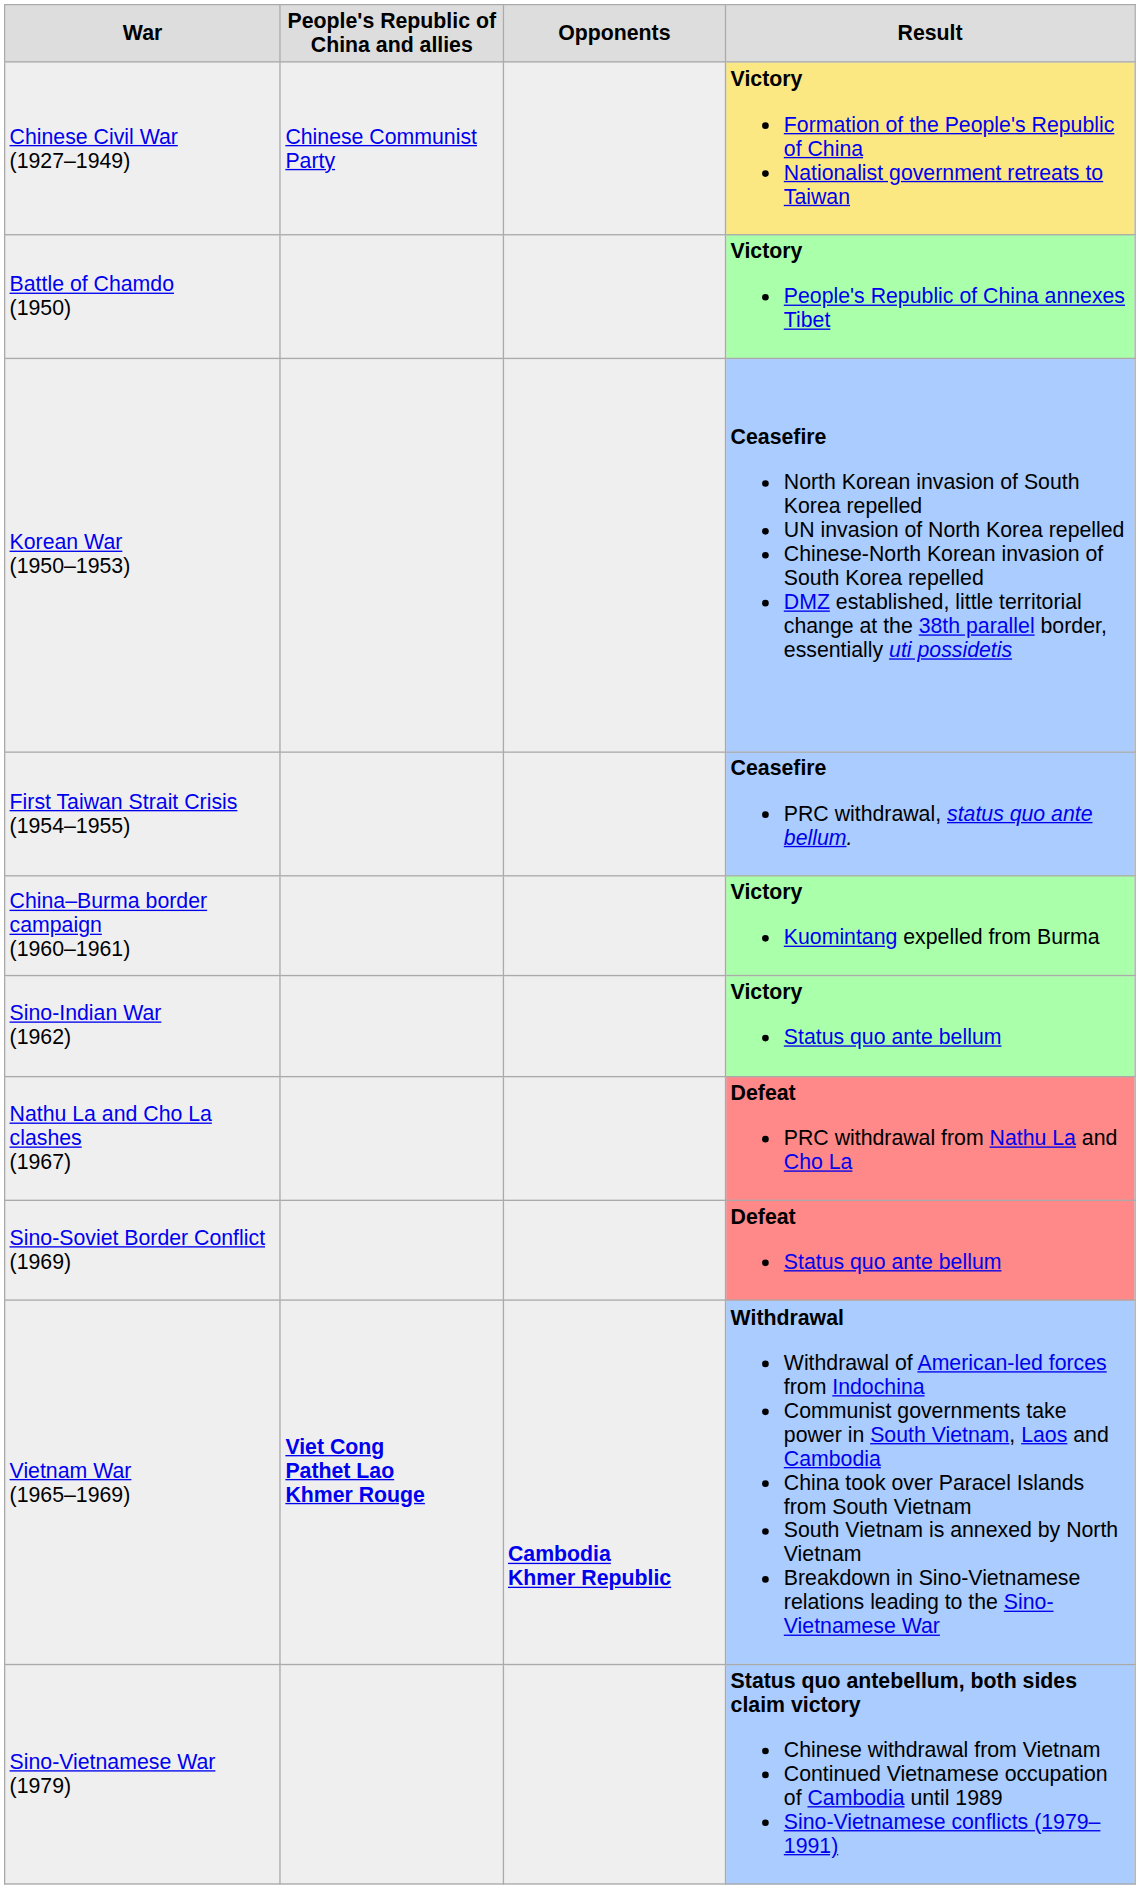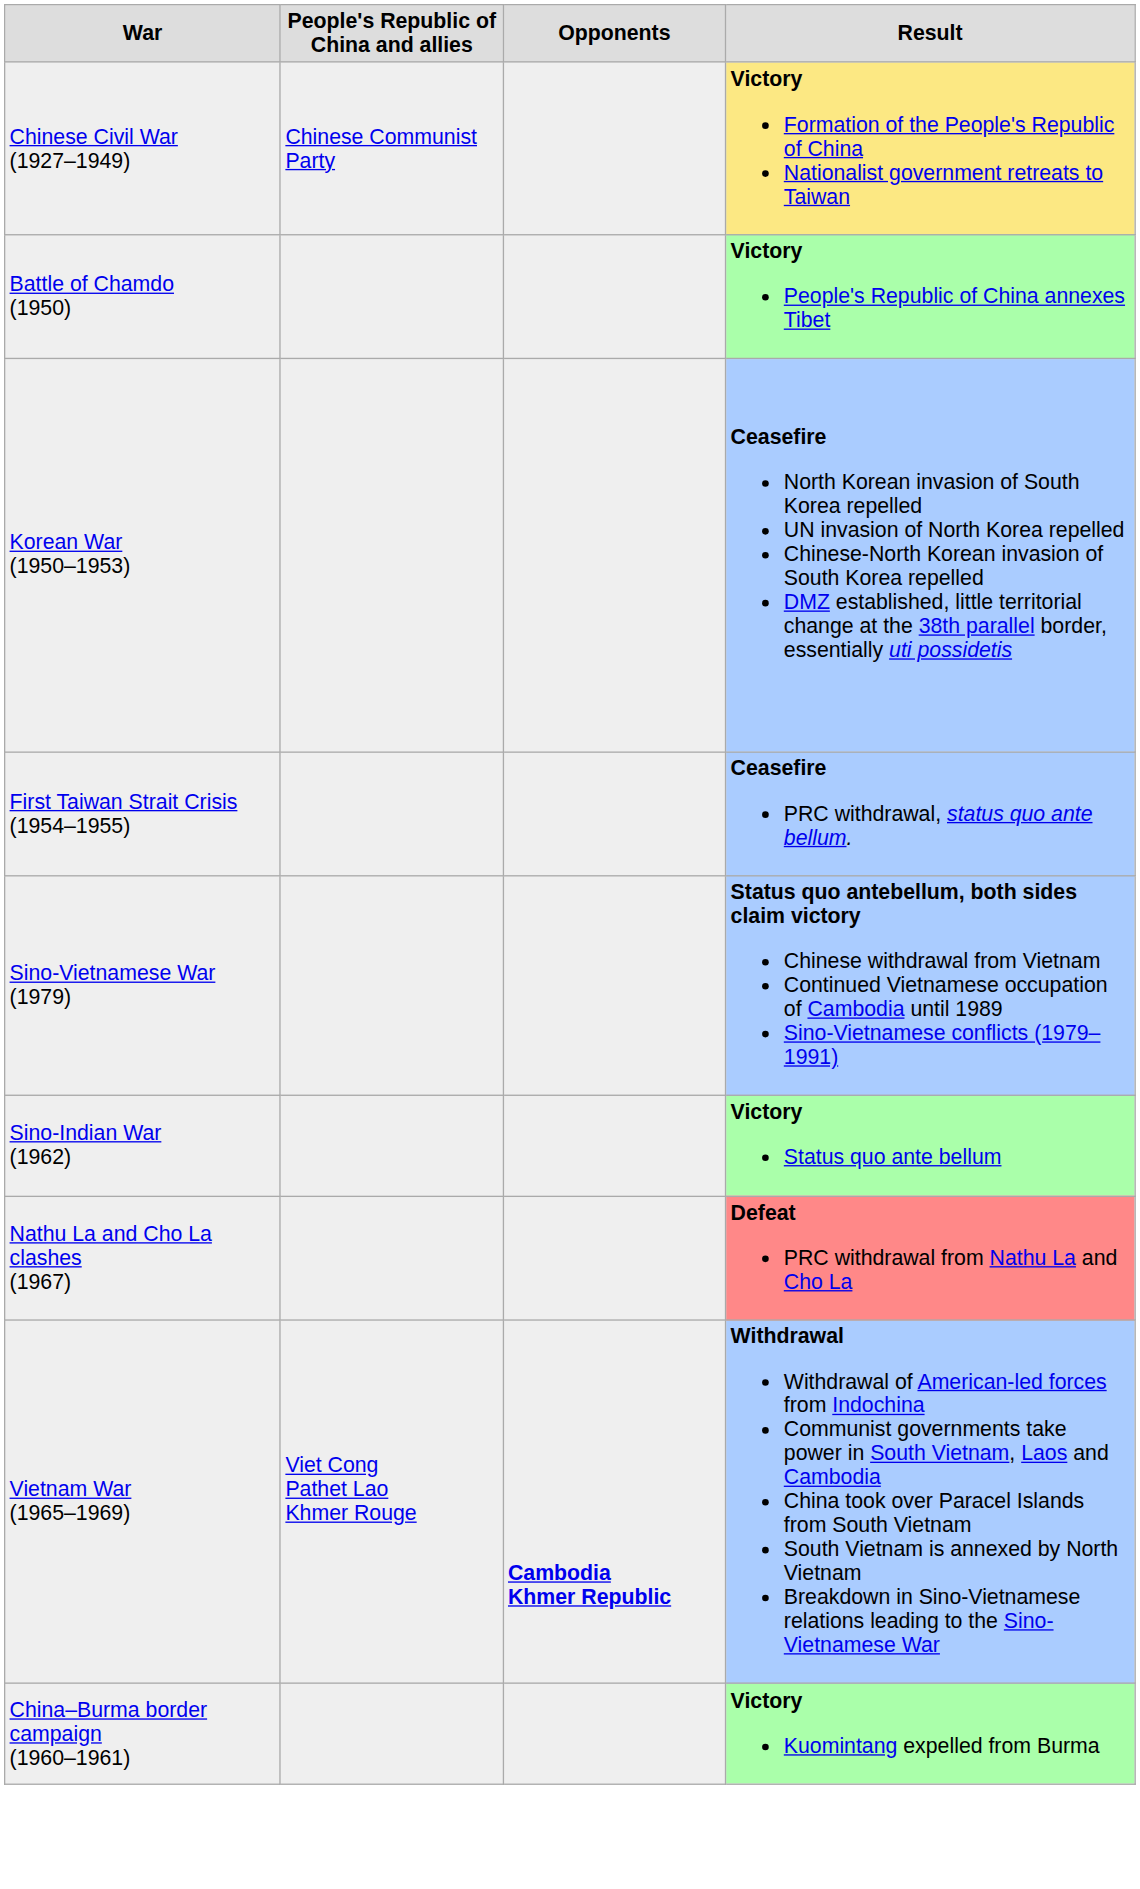rows swapped: (108, 925) <-> (112, 1773)
- row: (137, 1250)
(355, 1470) bold -> (351, 1489) normal
